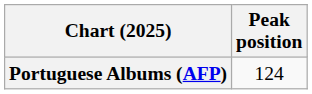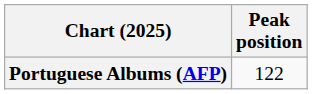(269, 72) 124 -> (269, 72) 122
